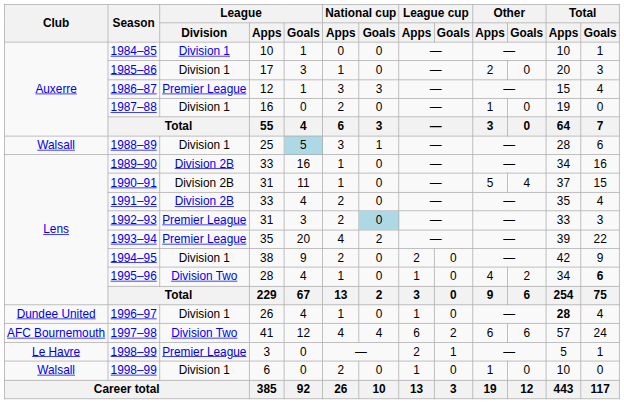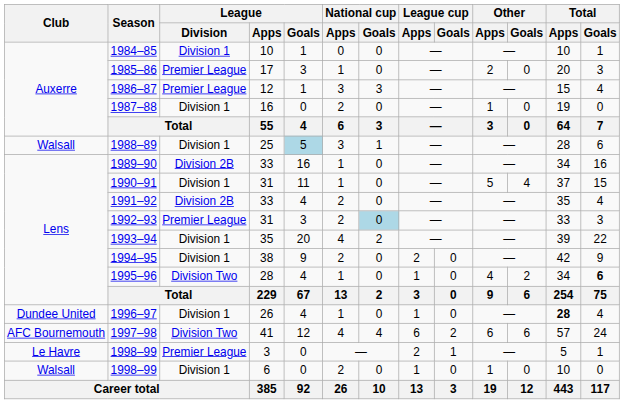(204, 70) Division 1 -> (204, 70) Premier League
(204, 182) Division 2B -> (204, 182) Division 1
(204, 239) Premier League -> (204, 239) Division 1
